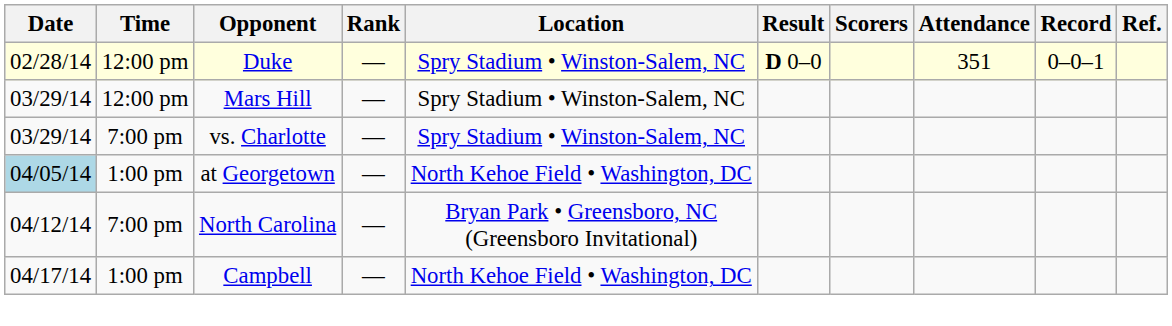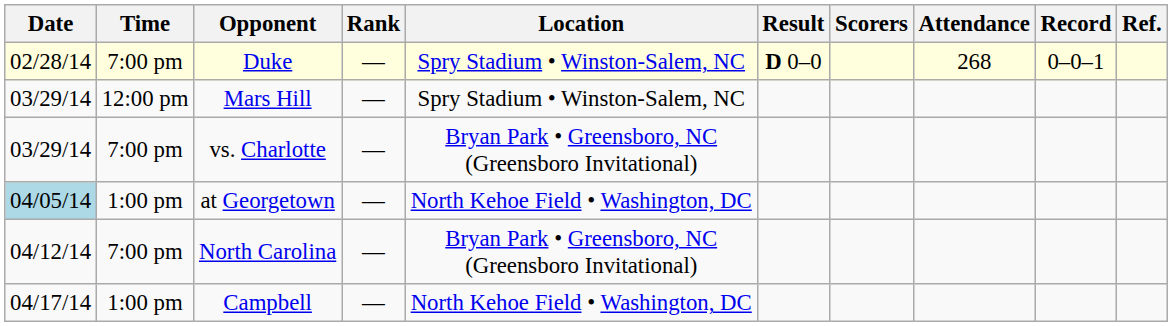(145, 61) 12:00 pm -> (145, 61) 7:00 pm
(974, 61) 351 -> (974, 61) 268
(581, 136) Spry Stadium • Winston-Salem, NC -> (581, 149) Bryan Park • Greensboro, NC (Greensboro Invitational)
